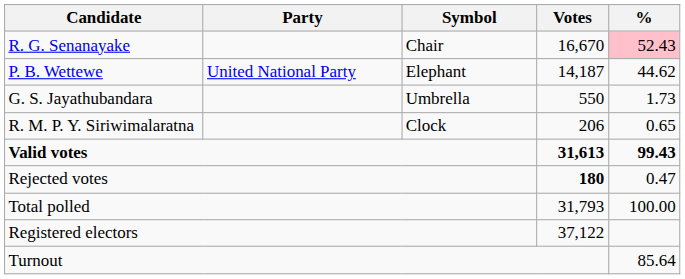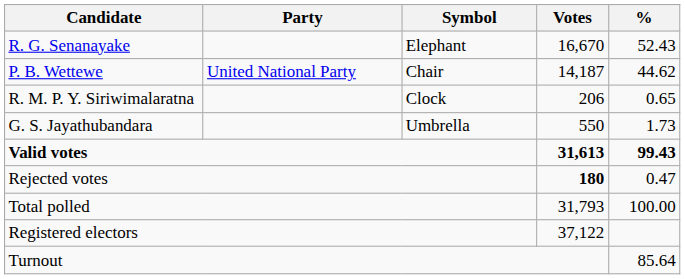(425, 44) Chair -> (436, 44) Elephant
(657, 44) pink background -> (657, 44) no background
(436, 71) Elephant -> (425, 71) Chair
rows swapped: (81, 98) <-> (101, 125)
